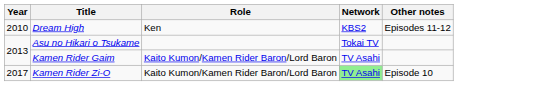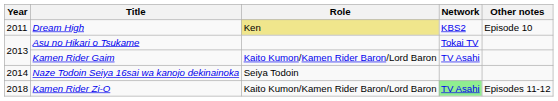(17, 28) 2010 -> (17, 28) 2011
(152, 28) no background -> (252, 28) khaki background
(418, 28) Episodes 11-12 -> (508, 28) Episode 10
+ row: (136, 73)
(17, 73) 2017 -> (17, 89) 2018
(409, 73) Episode 10 -> (517, 89) Episodes 11-12
